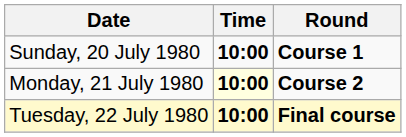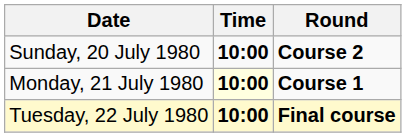(321, 52) Course 1 -> (321, 52) Course 2
(321, 83) Course 2 -> (321, 83) Course 1
